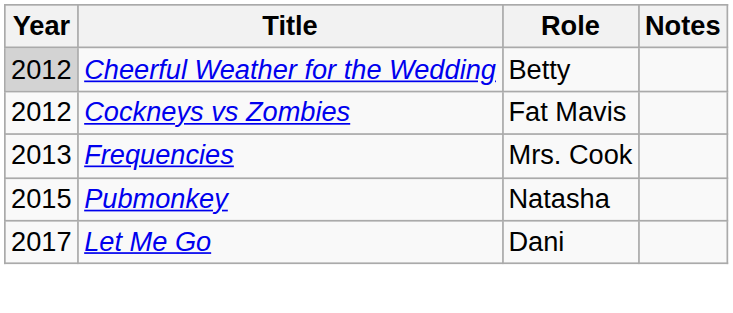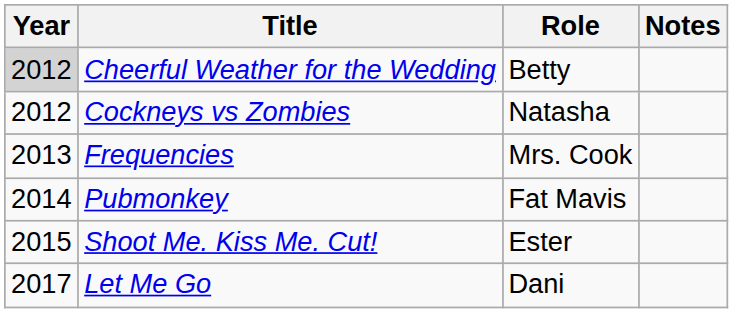(567, 112) Fat Mavis -> (559, 112) Natasha
(41, 198) 2015 -> (41, 198) 2014
(559, 198) Natasha -> (567, 198) Fat Mavis
+ row: (231, 241)
